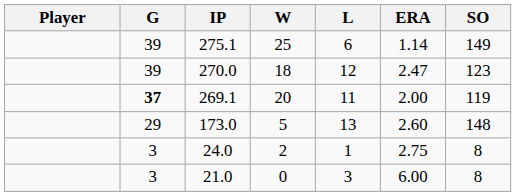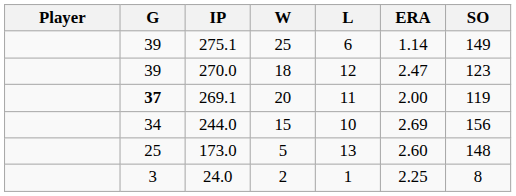+ row: (218, 124)
(153, 124) 29 -> (153, 151) 25
(413, 151) 2.75 -> (413, 177) 2.25
- row: (218, 177)
